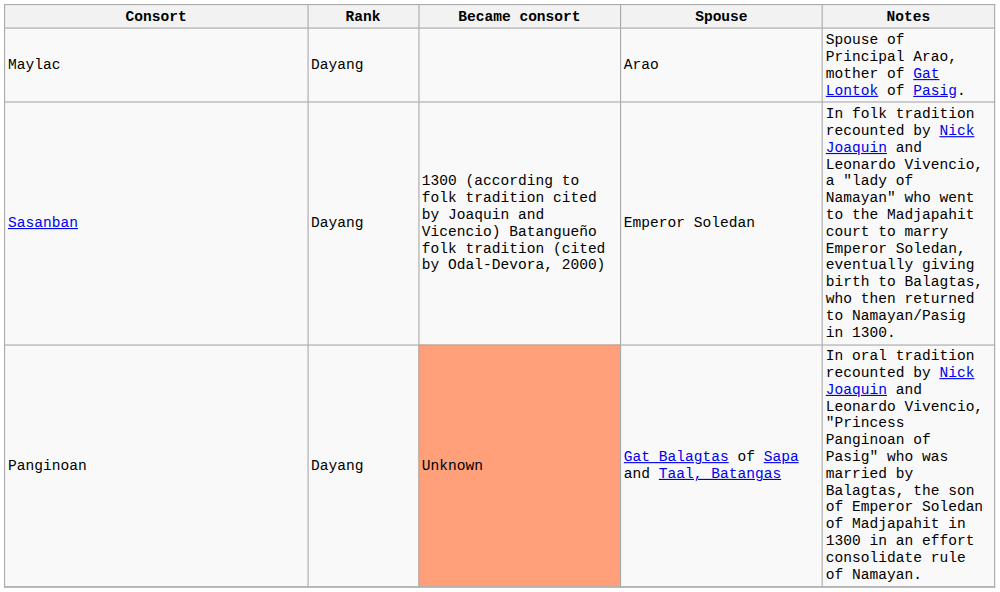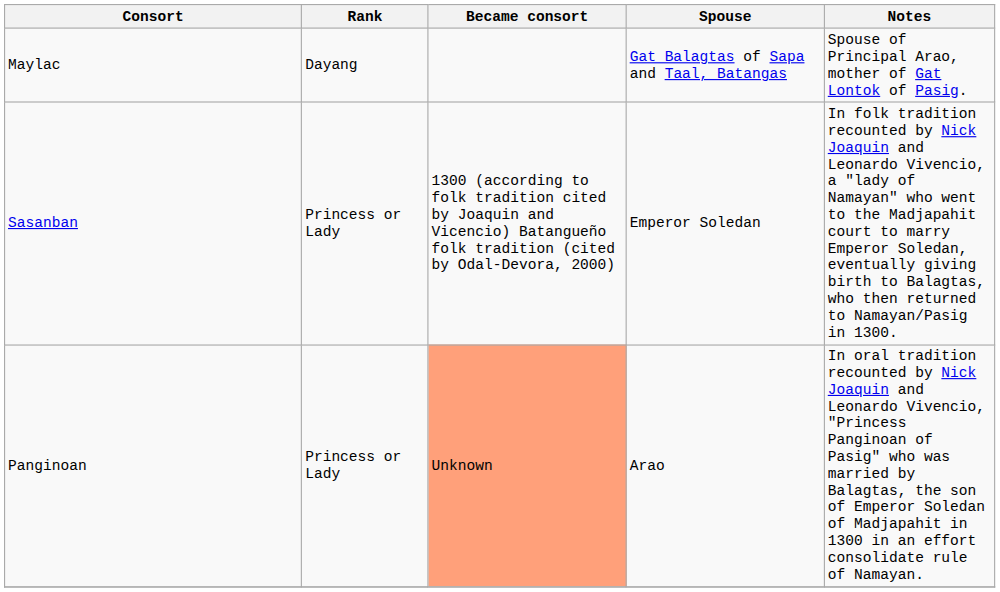(641, 65) Arao -> (717, 65) Gat Balagtas of Sapa and Taal, Batangas
(337, 223) Dayang -> (353, 223) Princess or Lady
(337, 466) Dayang -> (353, 466) Princess or Lady
(711, 466) Gat Balagtas of Sapa and Taal, Batangas -> (647, 466) Arao
